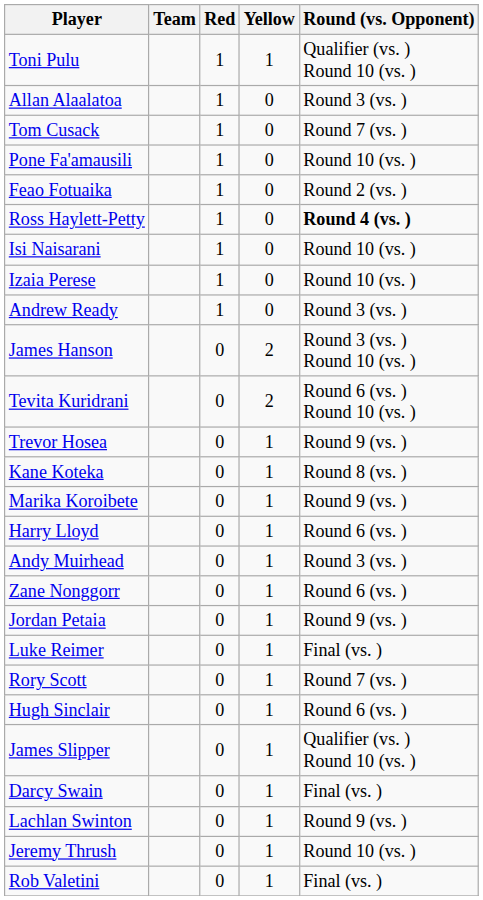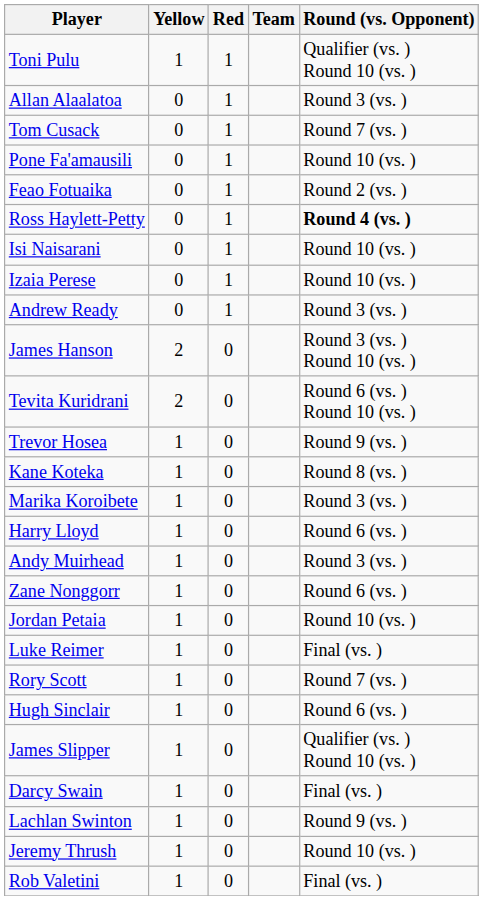columns swapped: (175, 19) <-> (269, 19)
(355, 501) Round 9 (vs. ) -> (355, 501) Round 3 (vs. )
(355, 620) Round 9 (vs. ) -> (360, 620) Round 10 (vs. )
